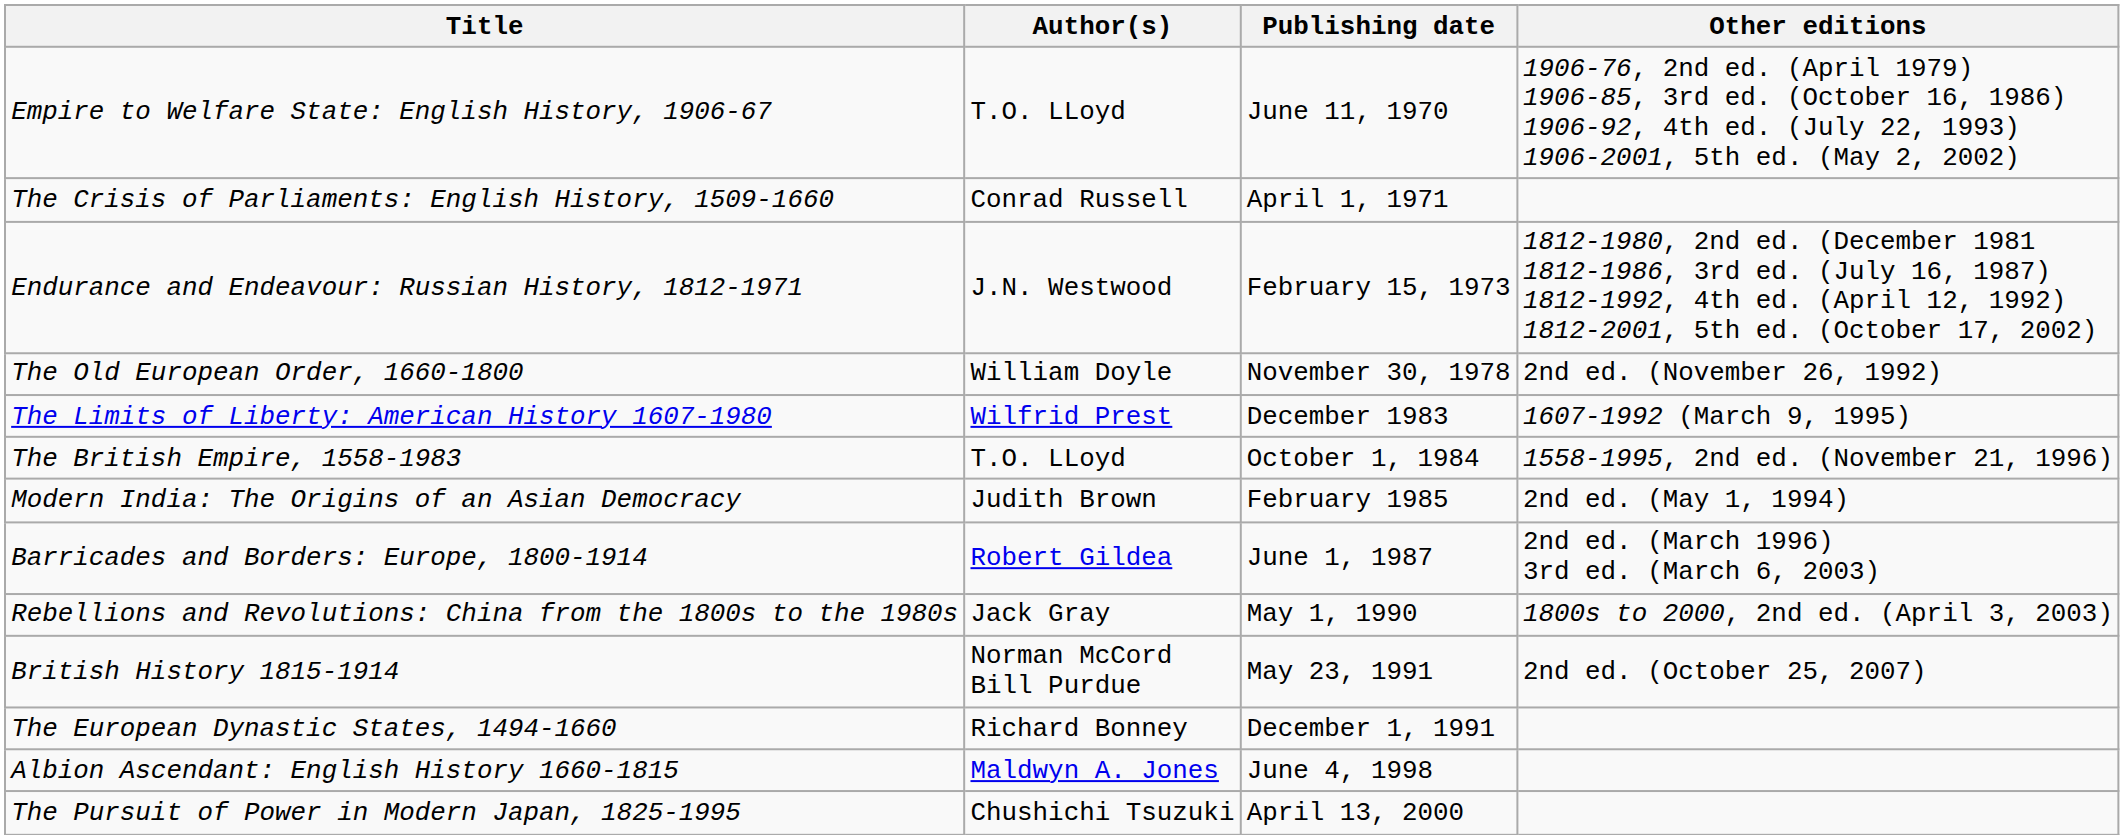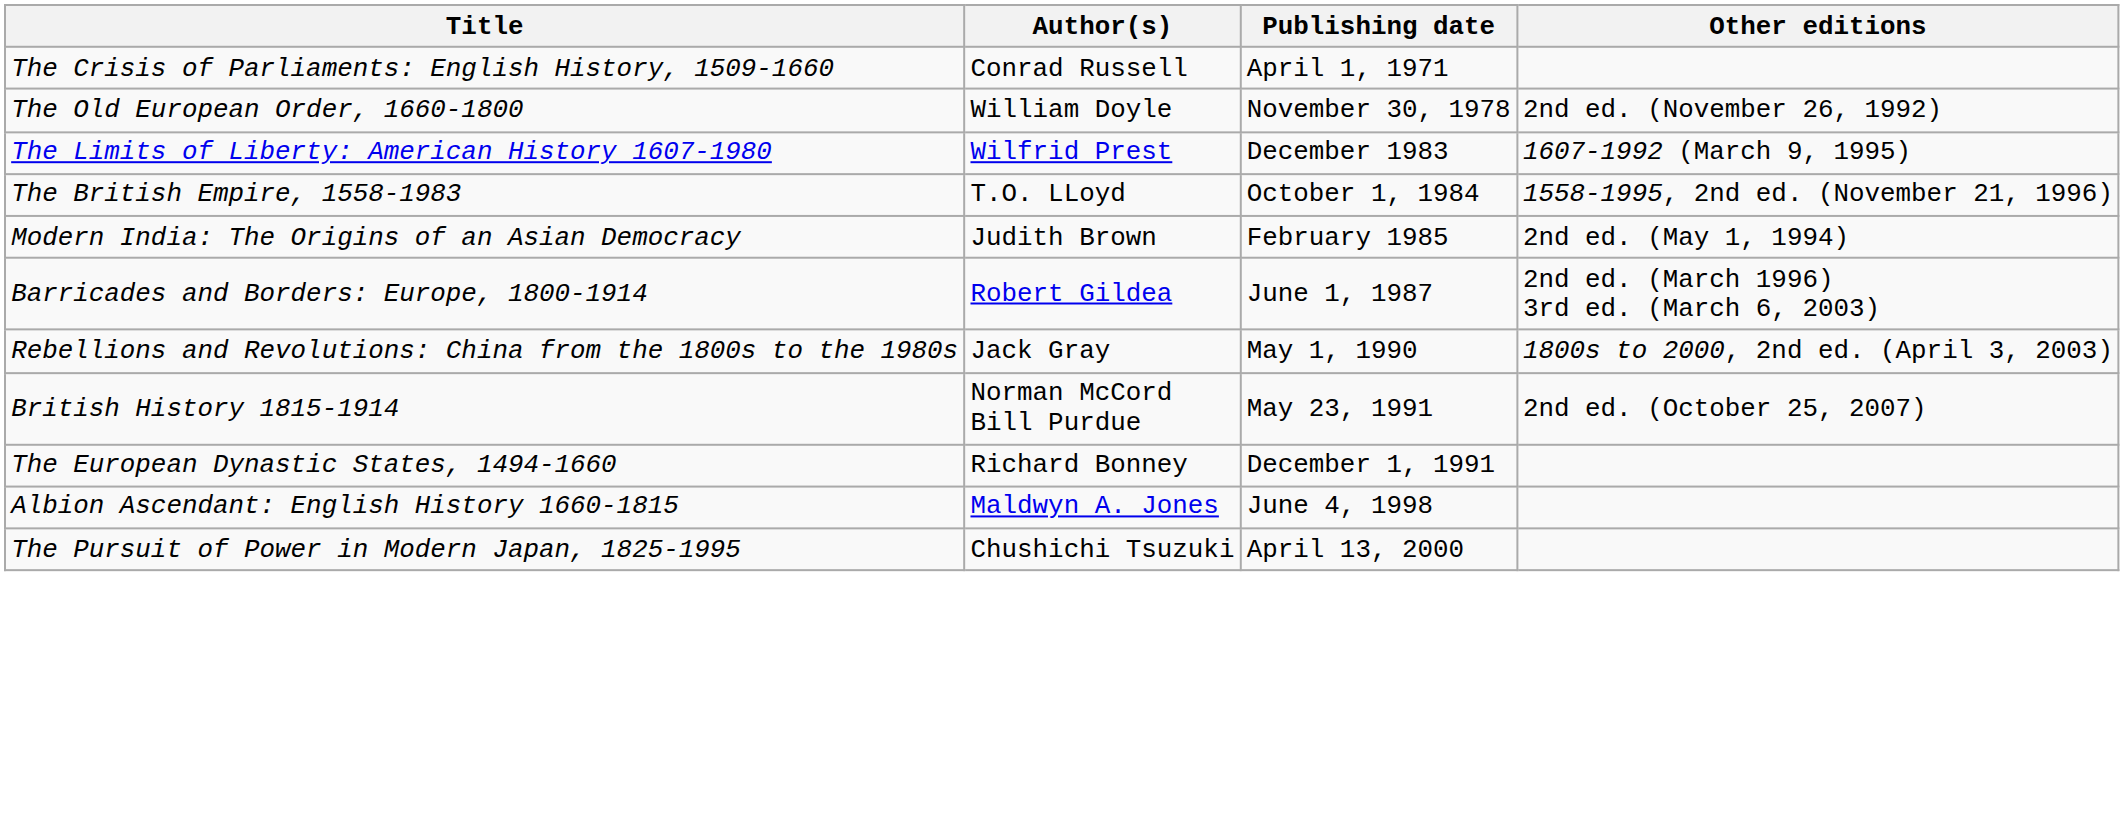- row: (392, 113)
- row: (407, 287)
